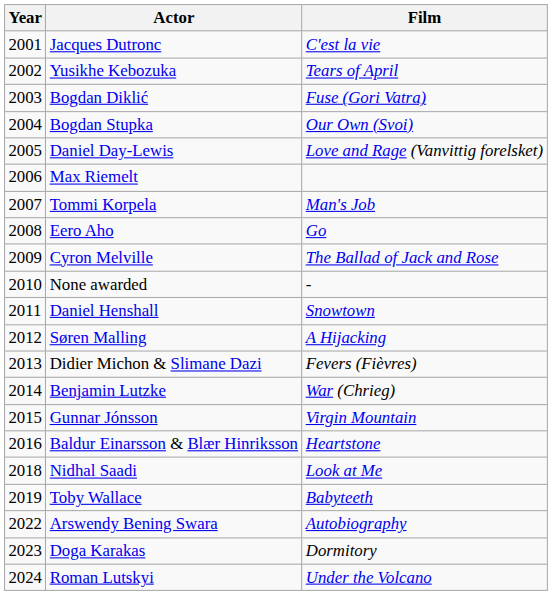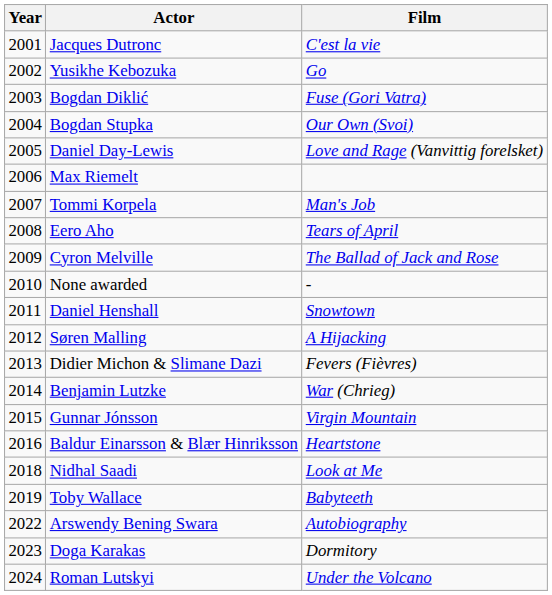(352, 71) Tears of April -> (316, 71) Go
(316, 230) Go -> (352, 230) Tears of April
